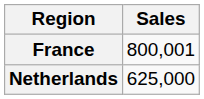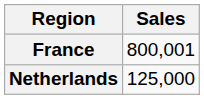(161, 79) 625,000 -> (161, 79) 125,000
